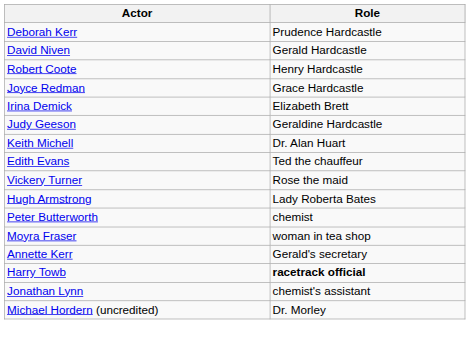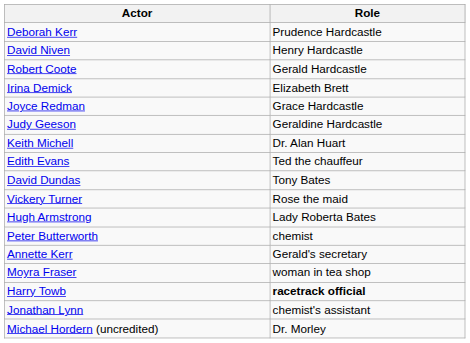(320, 50) Gerald Hardcastle -> (318, 50) Henry Hardcastle
(318, 69) Henry Hardcastle -> (320, 69) Gerald Hardcastle
rows swapped: (40, 106) <-> (46, 87)
+ row: (44, 180)
rows swapped: (42, 236) <-> (40, 254)
